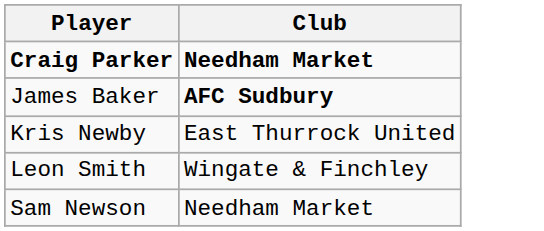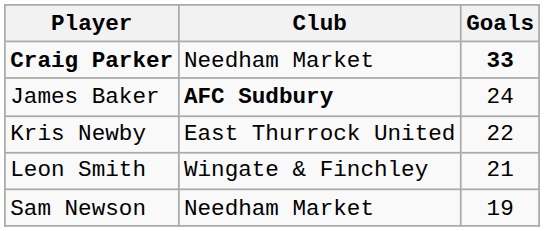+ column: (500, 23)
(279, 60) bold -> (279, 60) normal
